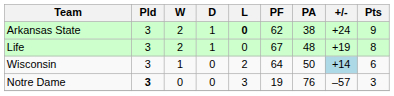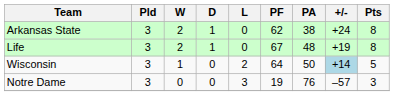(245, 30) bold -> (245, 30) normal
(373, 30) 9 -> (373, 30) 8
(373, 64) 6 -> (373, 64) 5
(148, 82) bold -> (148, 82) normal
